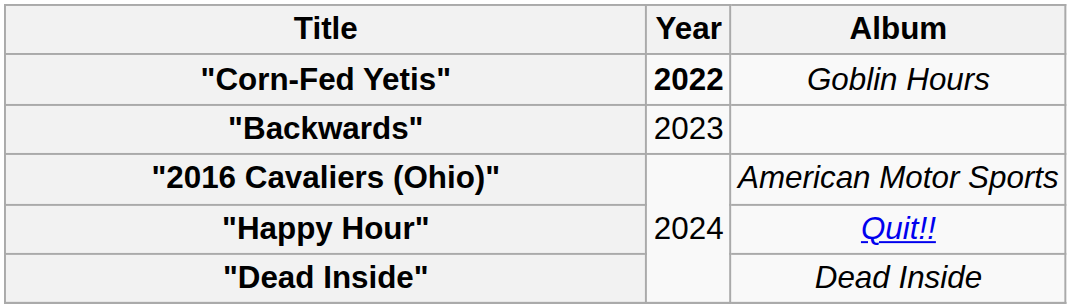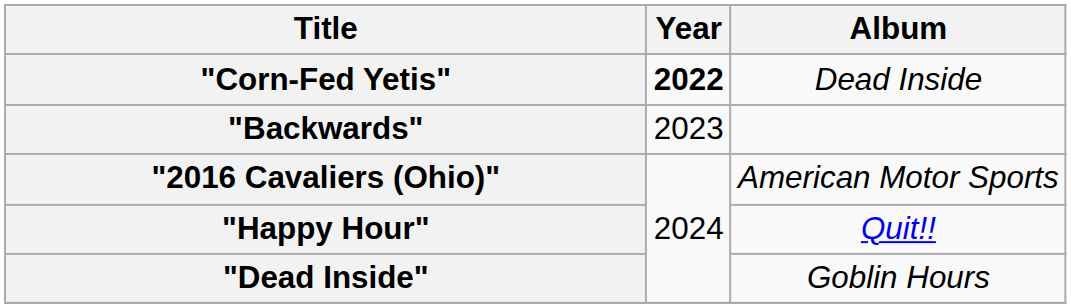(898, 79) Goblin Hours -> (898, 79) Dead Inside
(898, 278) Dead Inside -> (898, 278) Goblin Hours
